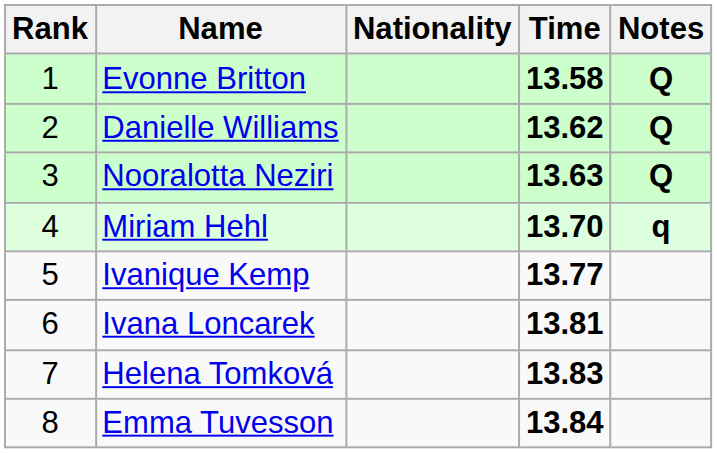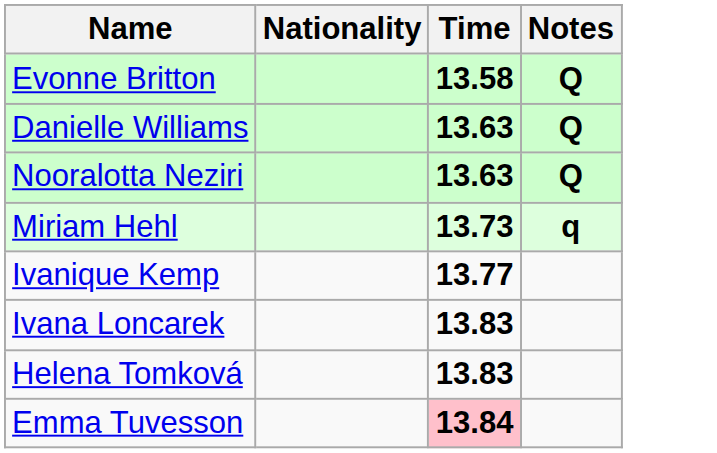- column: (50, 29)
(565, 127) 13.62 -> (475, 127) 13.63
(565, 226) 13.70 -> (475, 226) 13.73
(565, 324) 13.81 -> (475, 324) 13.83
(565, 422) no background -> (475, 422) pink background
